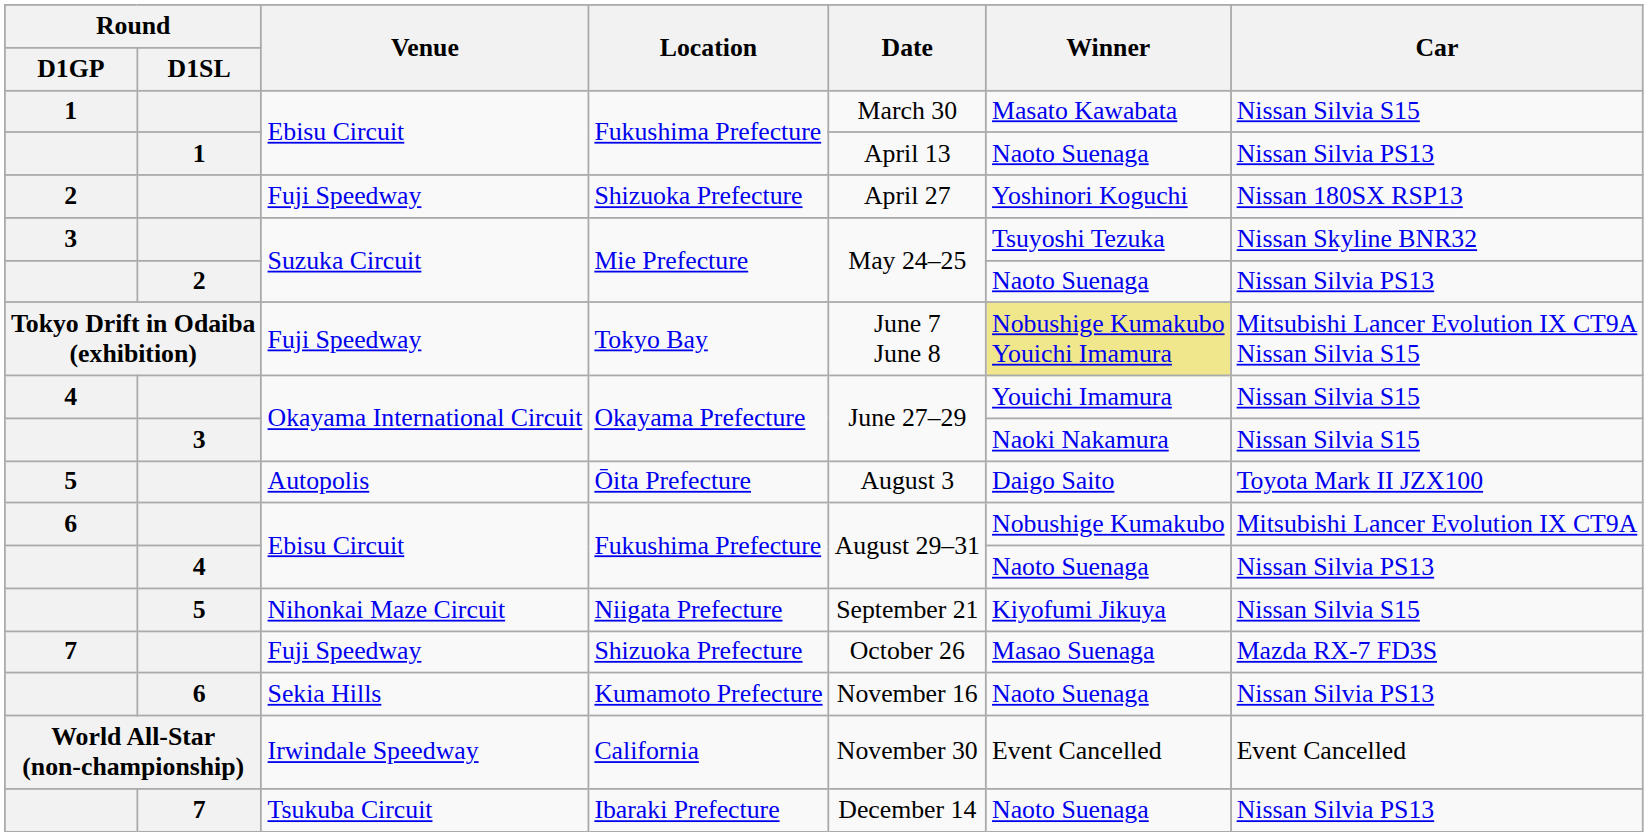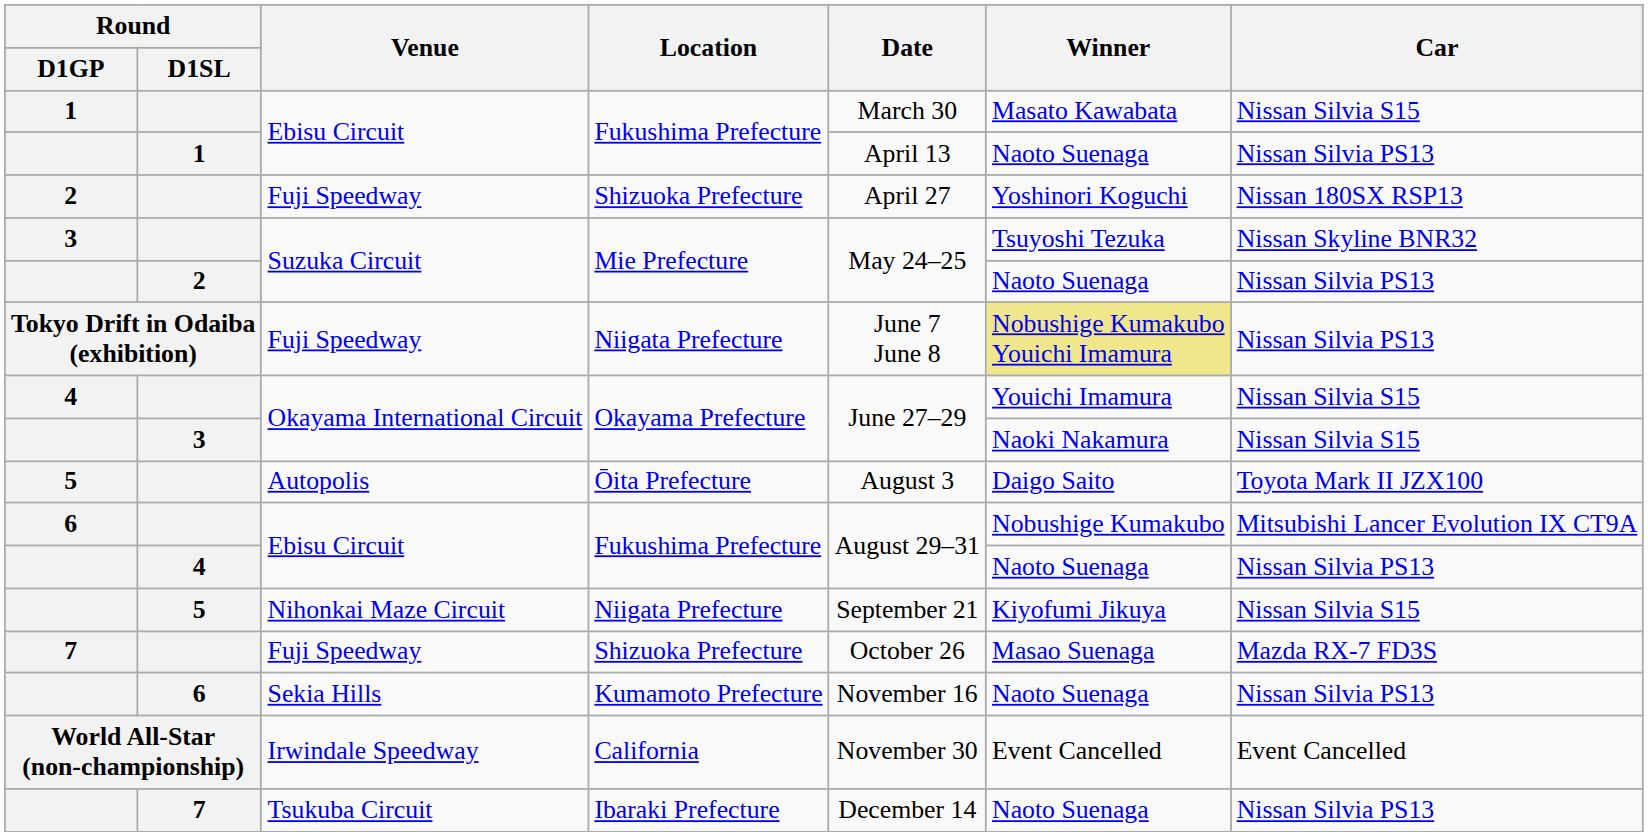(651, 338) Tokyo Bay -> (688, 338) Niigata Prefecture
(1437, 338) Mitsubishi Lancer Evolution IX CT9A Nissan Silvia S15 -> (1335, 338) Nissan Silvia PS13
